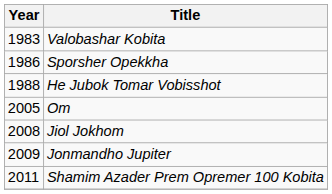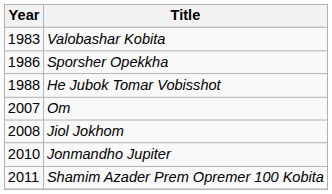(24, 108) 2005 -> (24, 108) 2007
(24, 154) 2009 -> (24, 154) 2010
